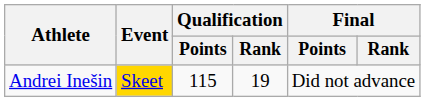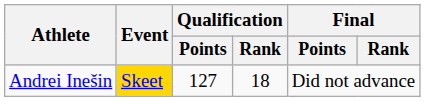(203, 80) 115 -> (203, 80) 127
(260, 80) 19 -> (260, 80) 18
